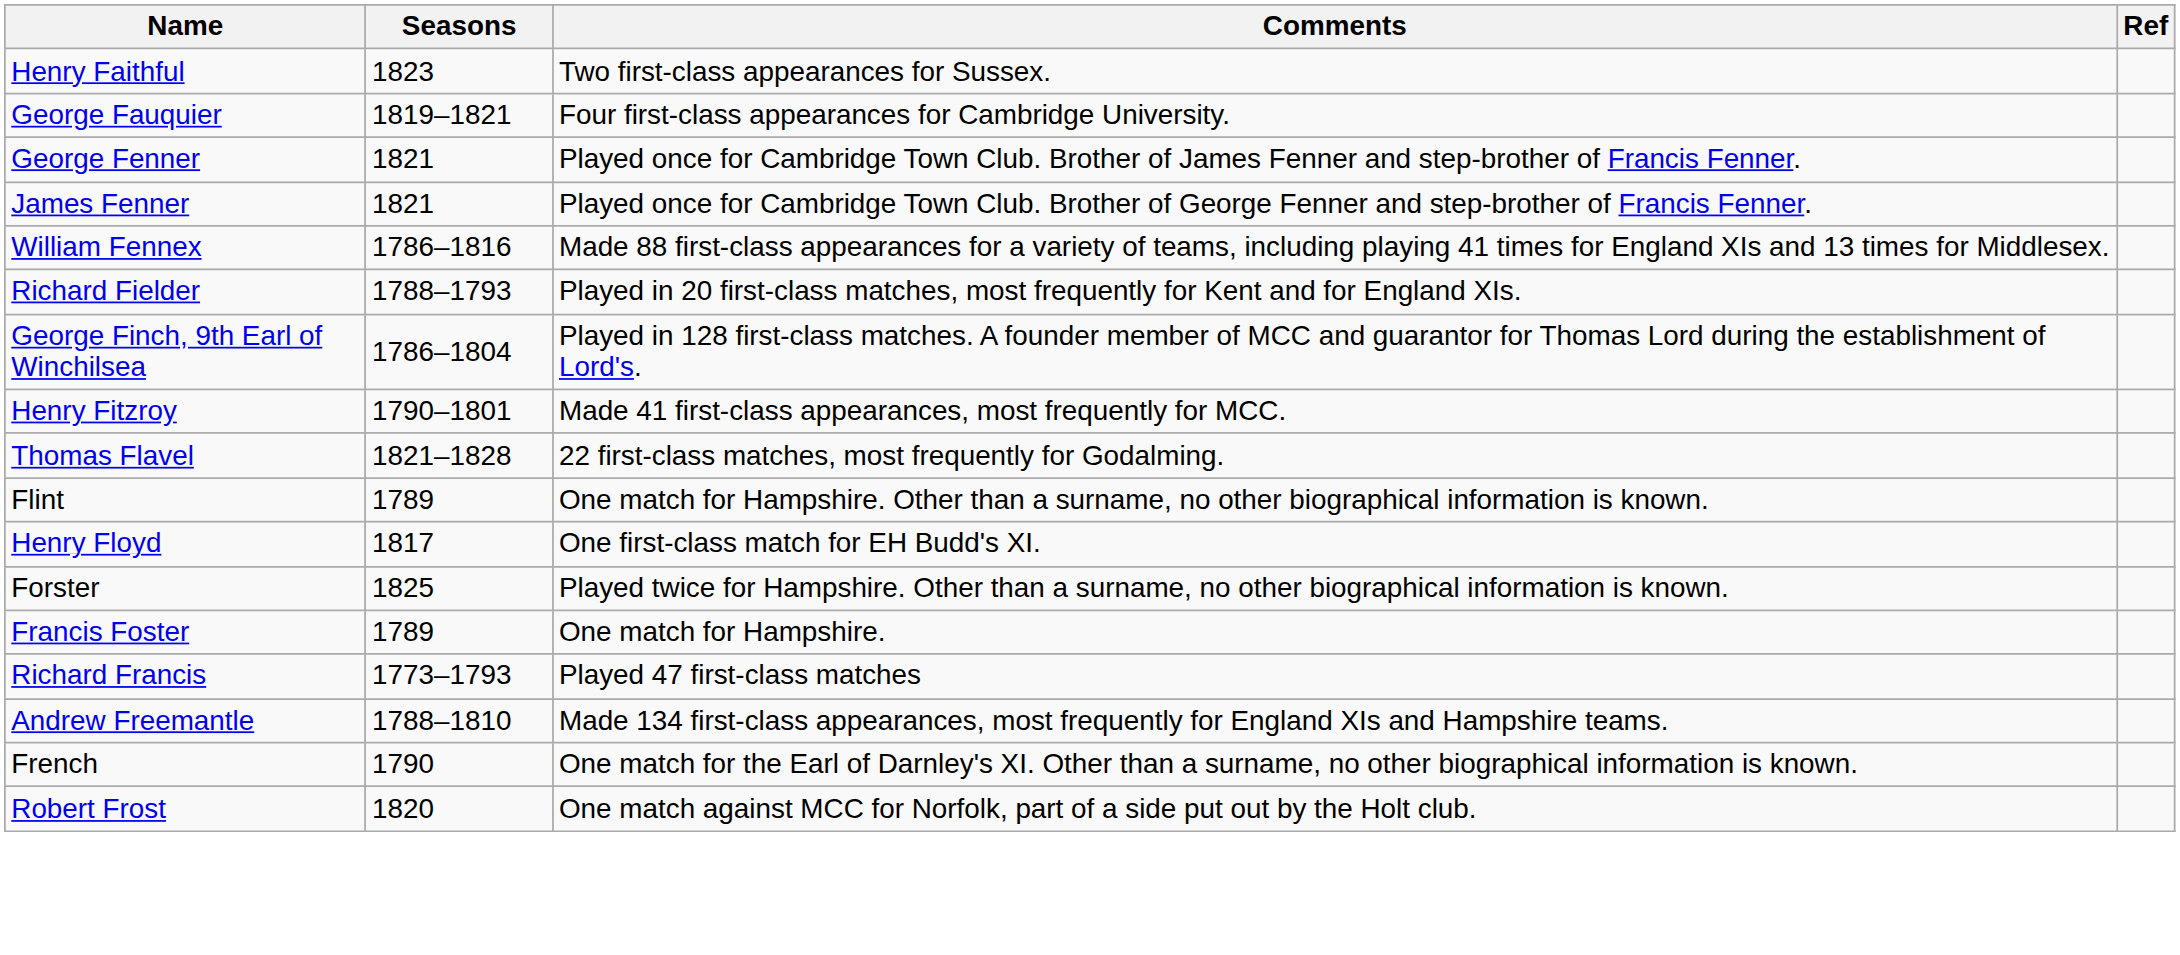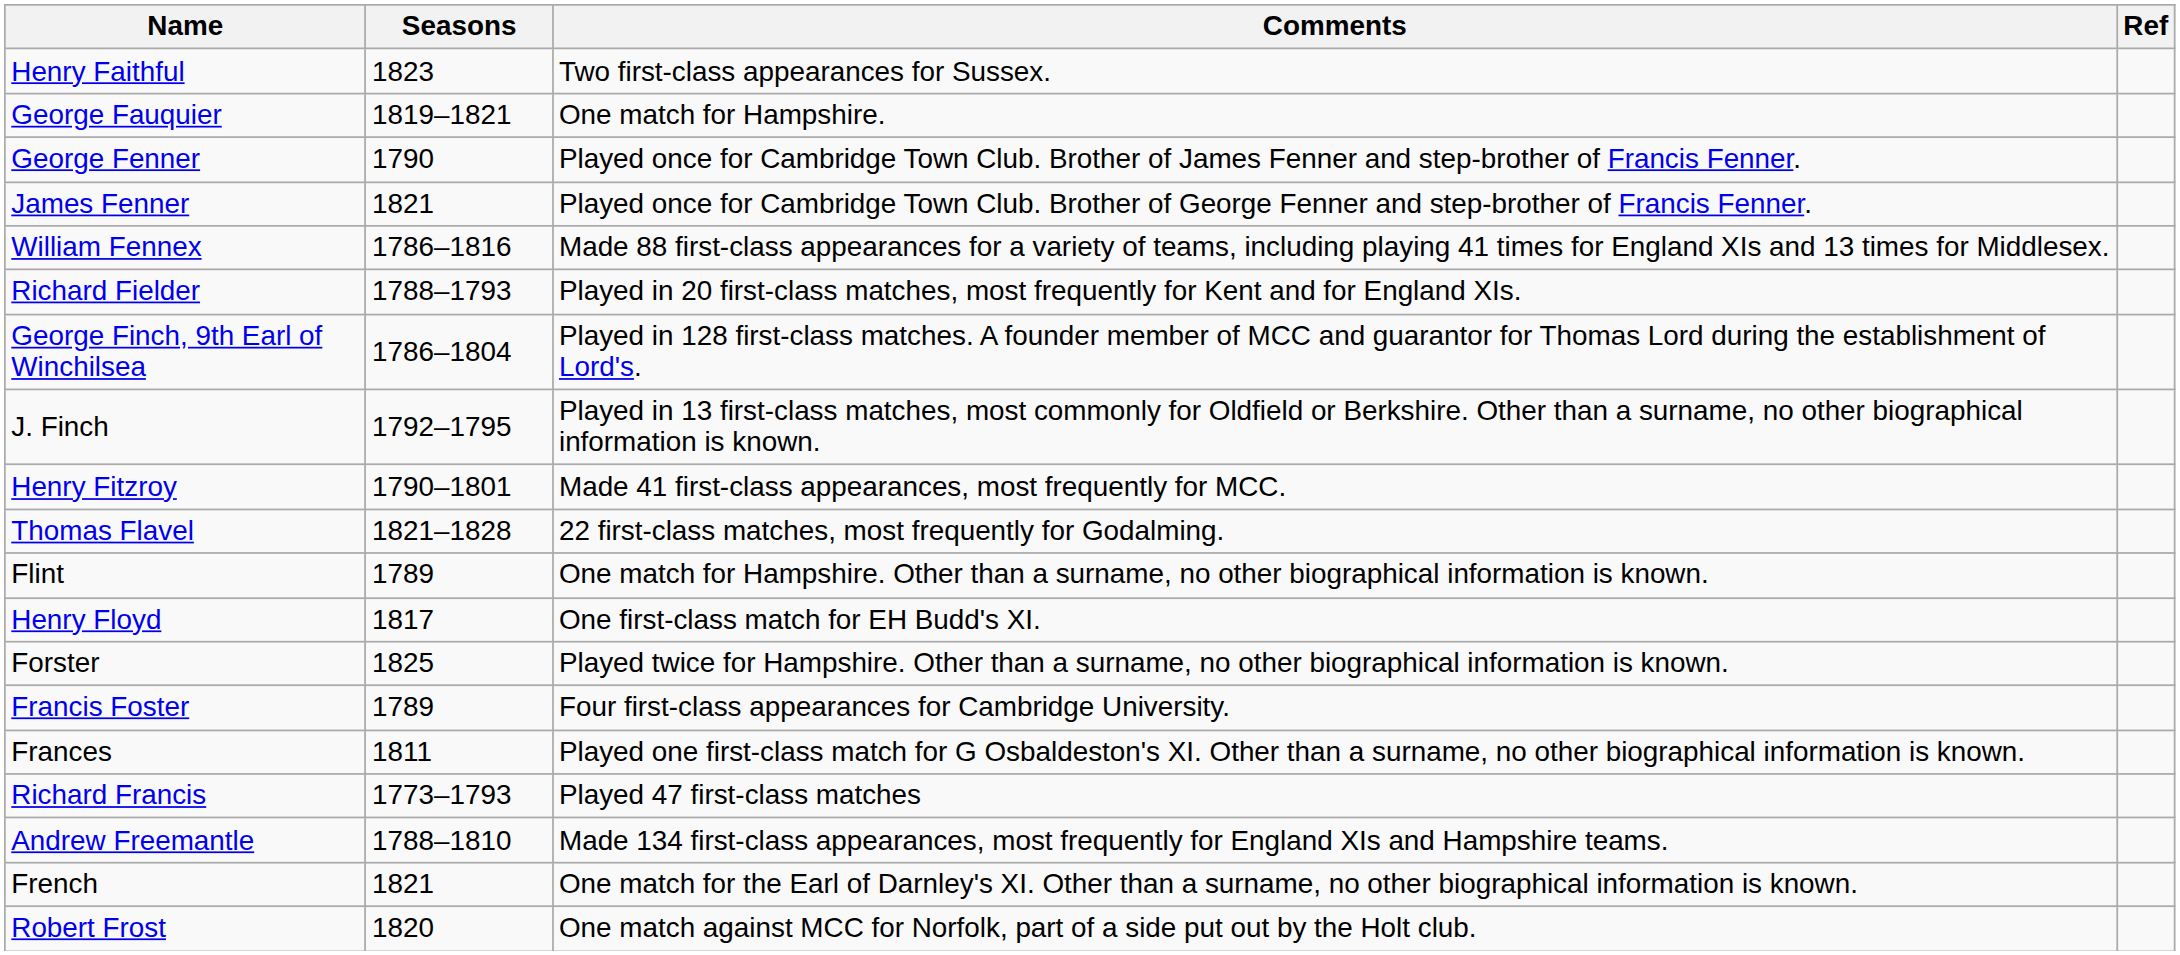(894, 114) Four first-class appearances for Cambridge University. -> (722, 114) One match for Hampshire.
(403, 159) 1821 -> (403, 159) 1790
+ row: (60, 426)
(722, 631) One match for Hampshire. -> (894, 707) Four first-class appearances for Cambridge University.
+ row: (62, 751)
(403, 764) 1790 -> (403, 883) 1821
